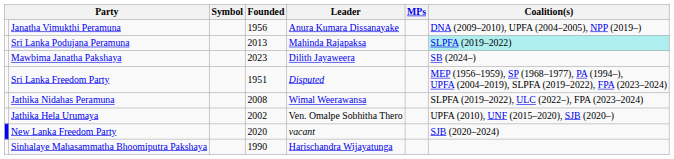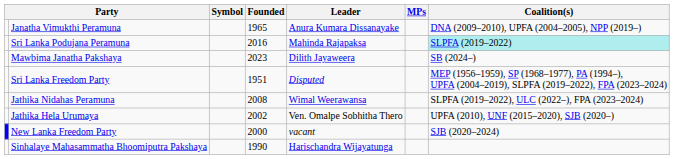(257, 27) 1956 -> (257, 27) 1965
(257, 43) 2013 -> (257, 43) 2016
(257, 131) 2020 -> (257, 131) 2000
